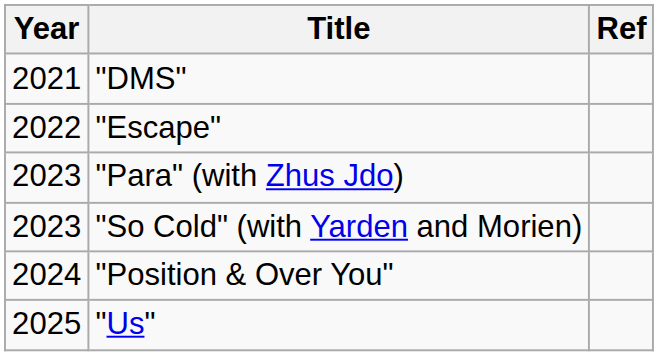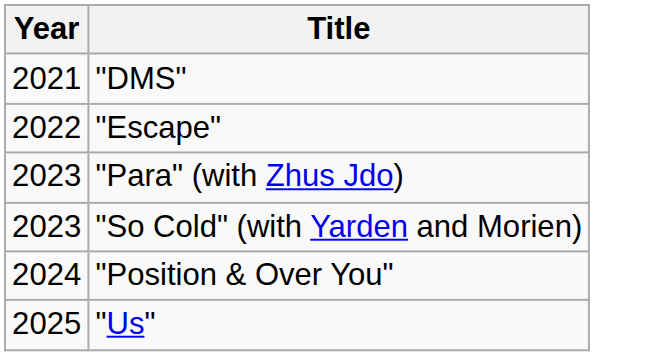- column: (622, 29)
